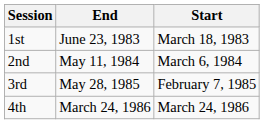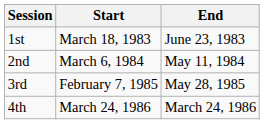columns swapped: (207, 15) <-> (105, 15)
